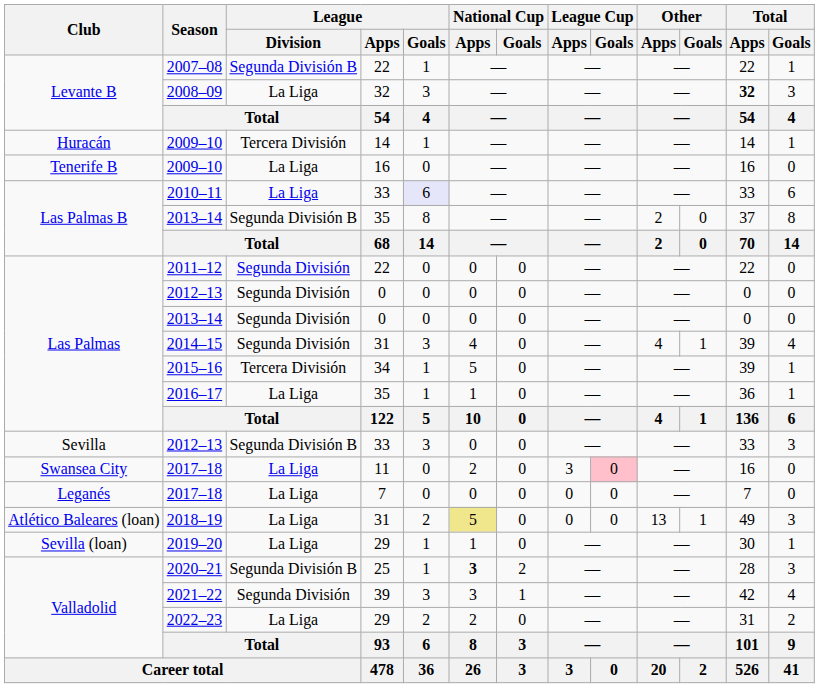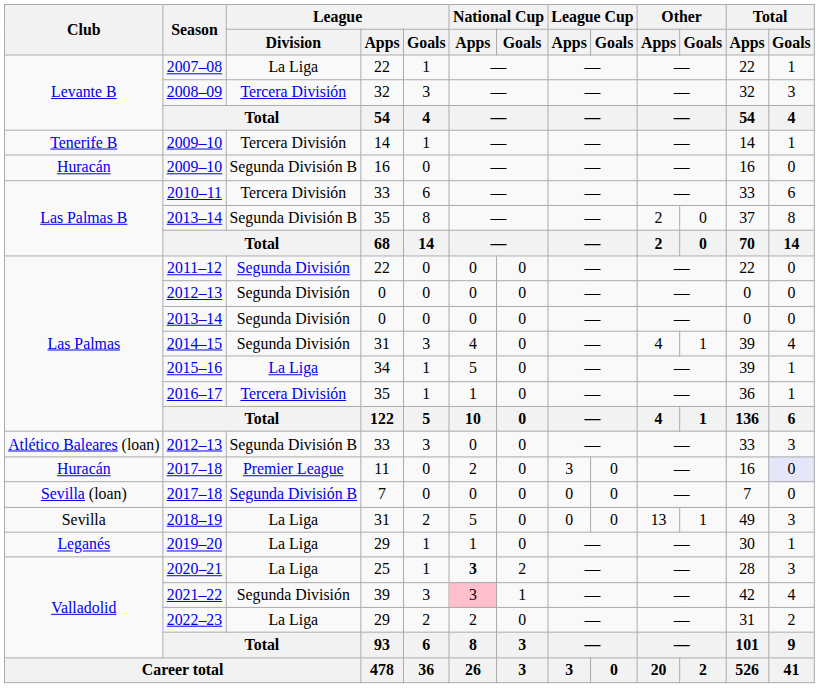(293, 67) Segunda División B -> (293, 67) La Liga
(293, 92) La Liga -> (293, 92) Tercera División
(747, 92) bold -> (747, 92) normal
(84, 142) Huracán -> (84, 142) Tenerife B
(84, 167) Tenerife B -> (84, 167) Huracán
(293, 167) La Liga -> (293, 167) Segunda División B
(293, 192) La Liga -> (293, 192) Tercera División
(426, 192) lavender background -> (426, 192) no background
(293, 368) Tercera División -> (293, 368) La Liga
(293, 393) La Liga -> (293, 393) Tercera División
(84, 444) Sevilla -> (84, 444) Atlético Baleares (loan)
(84, 469) Swansea City -> (84, 469) Huracán
(293, 469) La Liga -> (293, 469) Premier League
(614, 469) pink background -> (614, 469) no background
(791, 469) no background -> (791, 469) lavender background
(84, 494) Leganés -> (84, 494) Sevilla (loan)
(293, 494) La Liga -> (293, 494) Segunda División B
(84, 519) Atlético Baleares (loan) -> (84, 519) Sevilla
(473, 519) khaki background -> (473, 519) no background
(84, 544) Sevilla (loan) -> (84, 544) Leganés
(293, 569) Segunda División B -> (293, 569) La Liga
(473, 594) no background -> (473, 594) pink background
